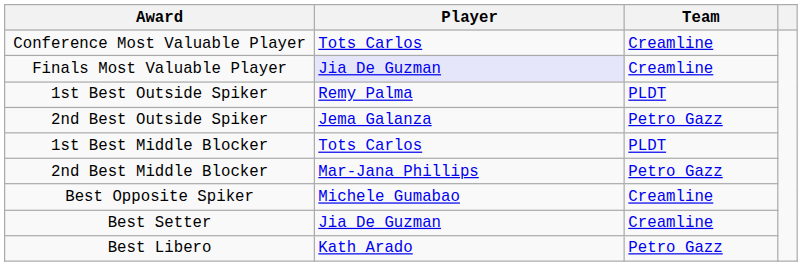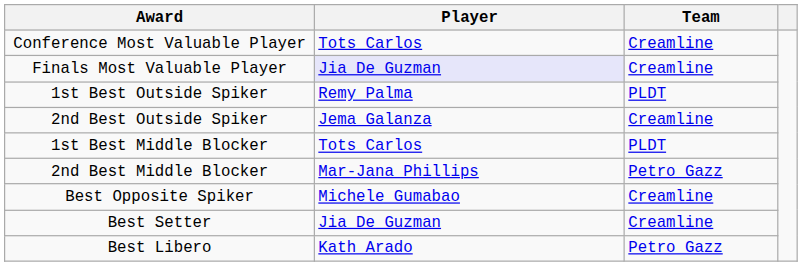(676, 120) Petro Gazz -> (671, 120) Creamline
